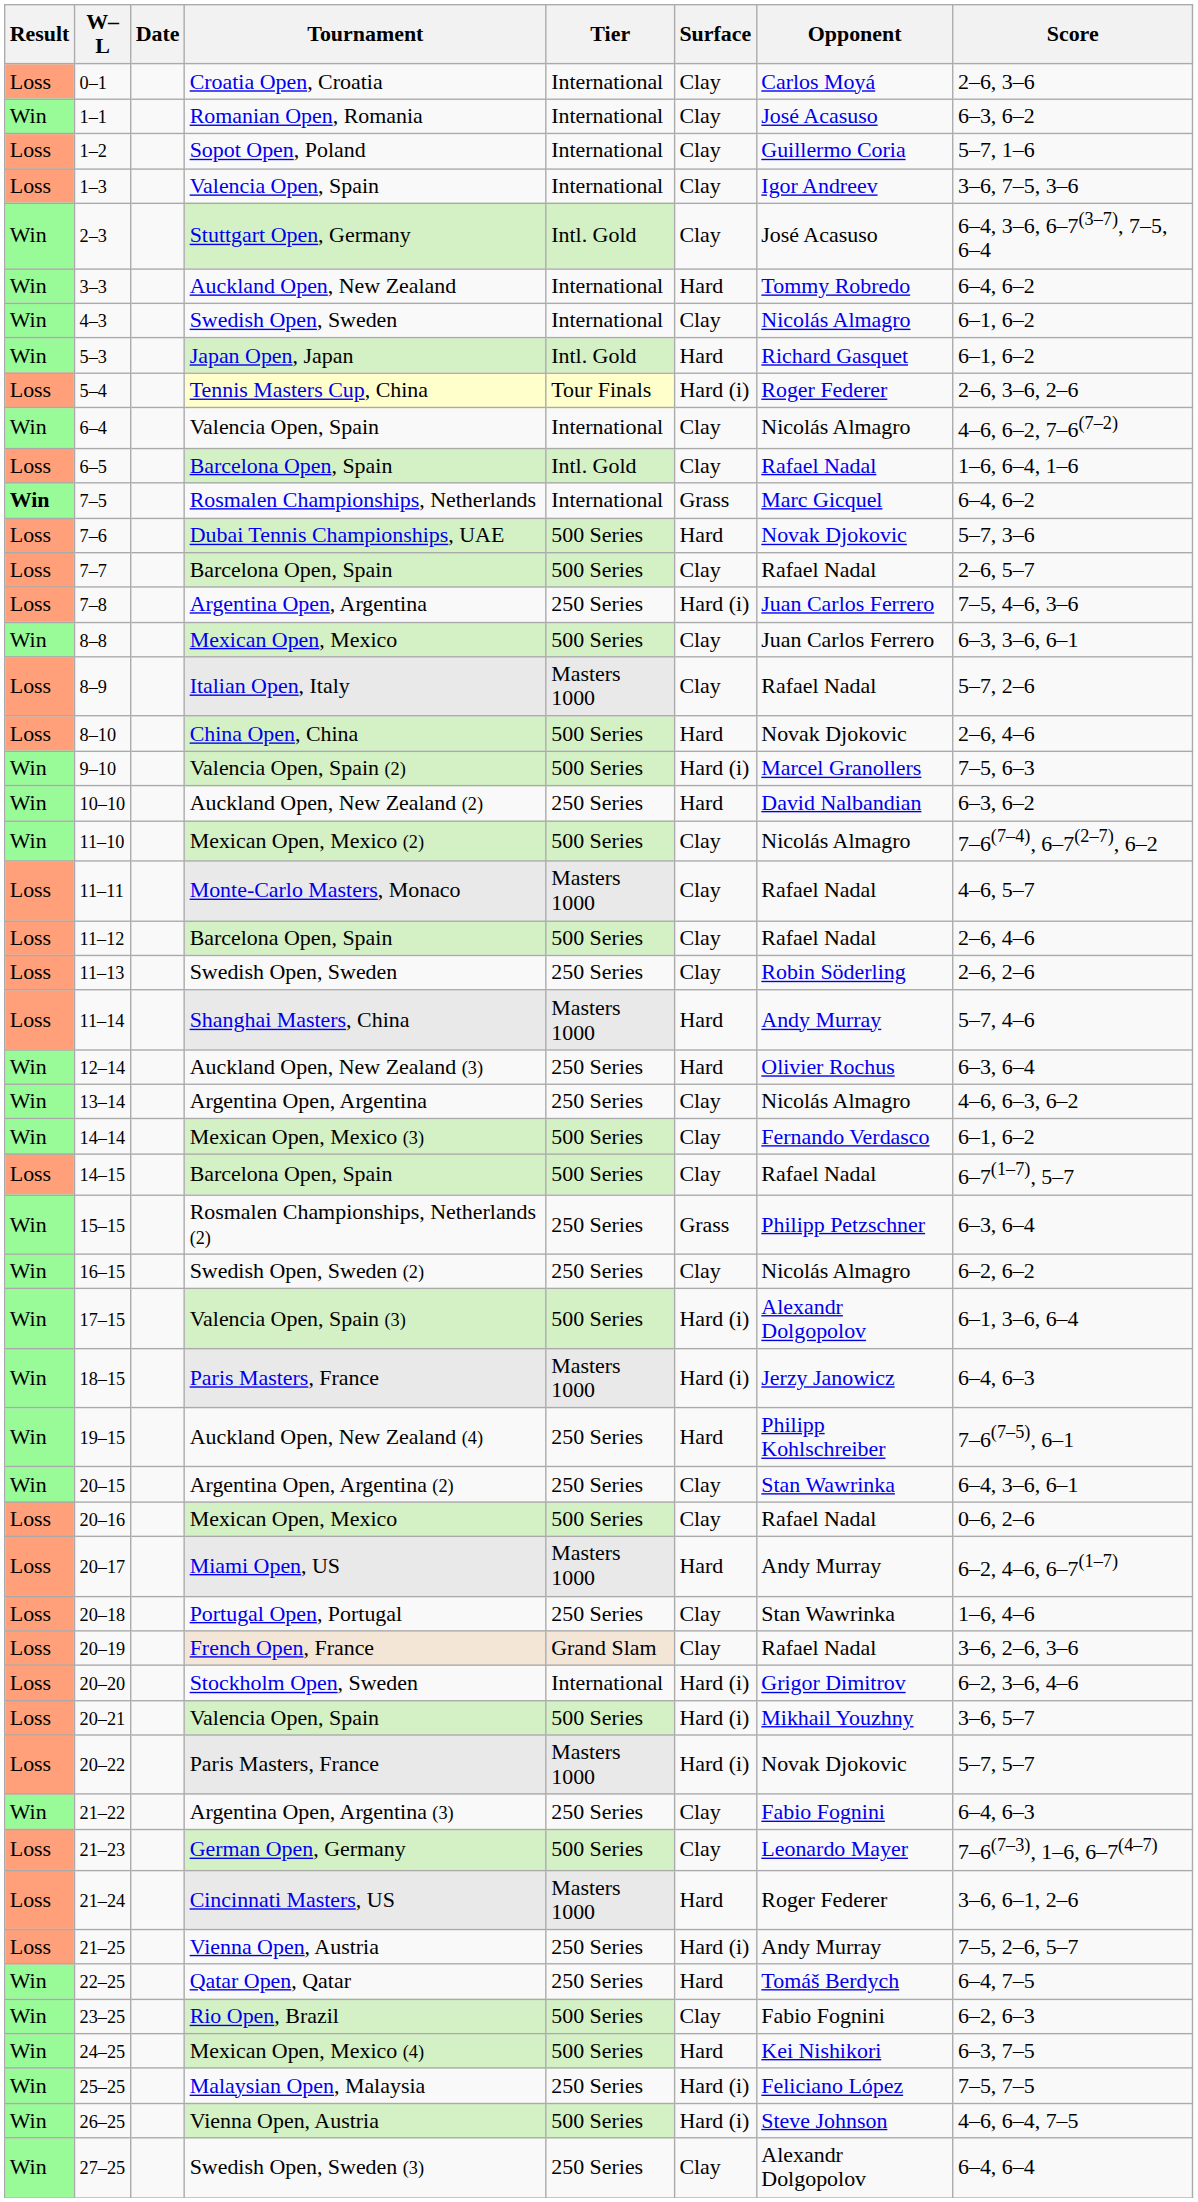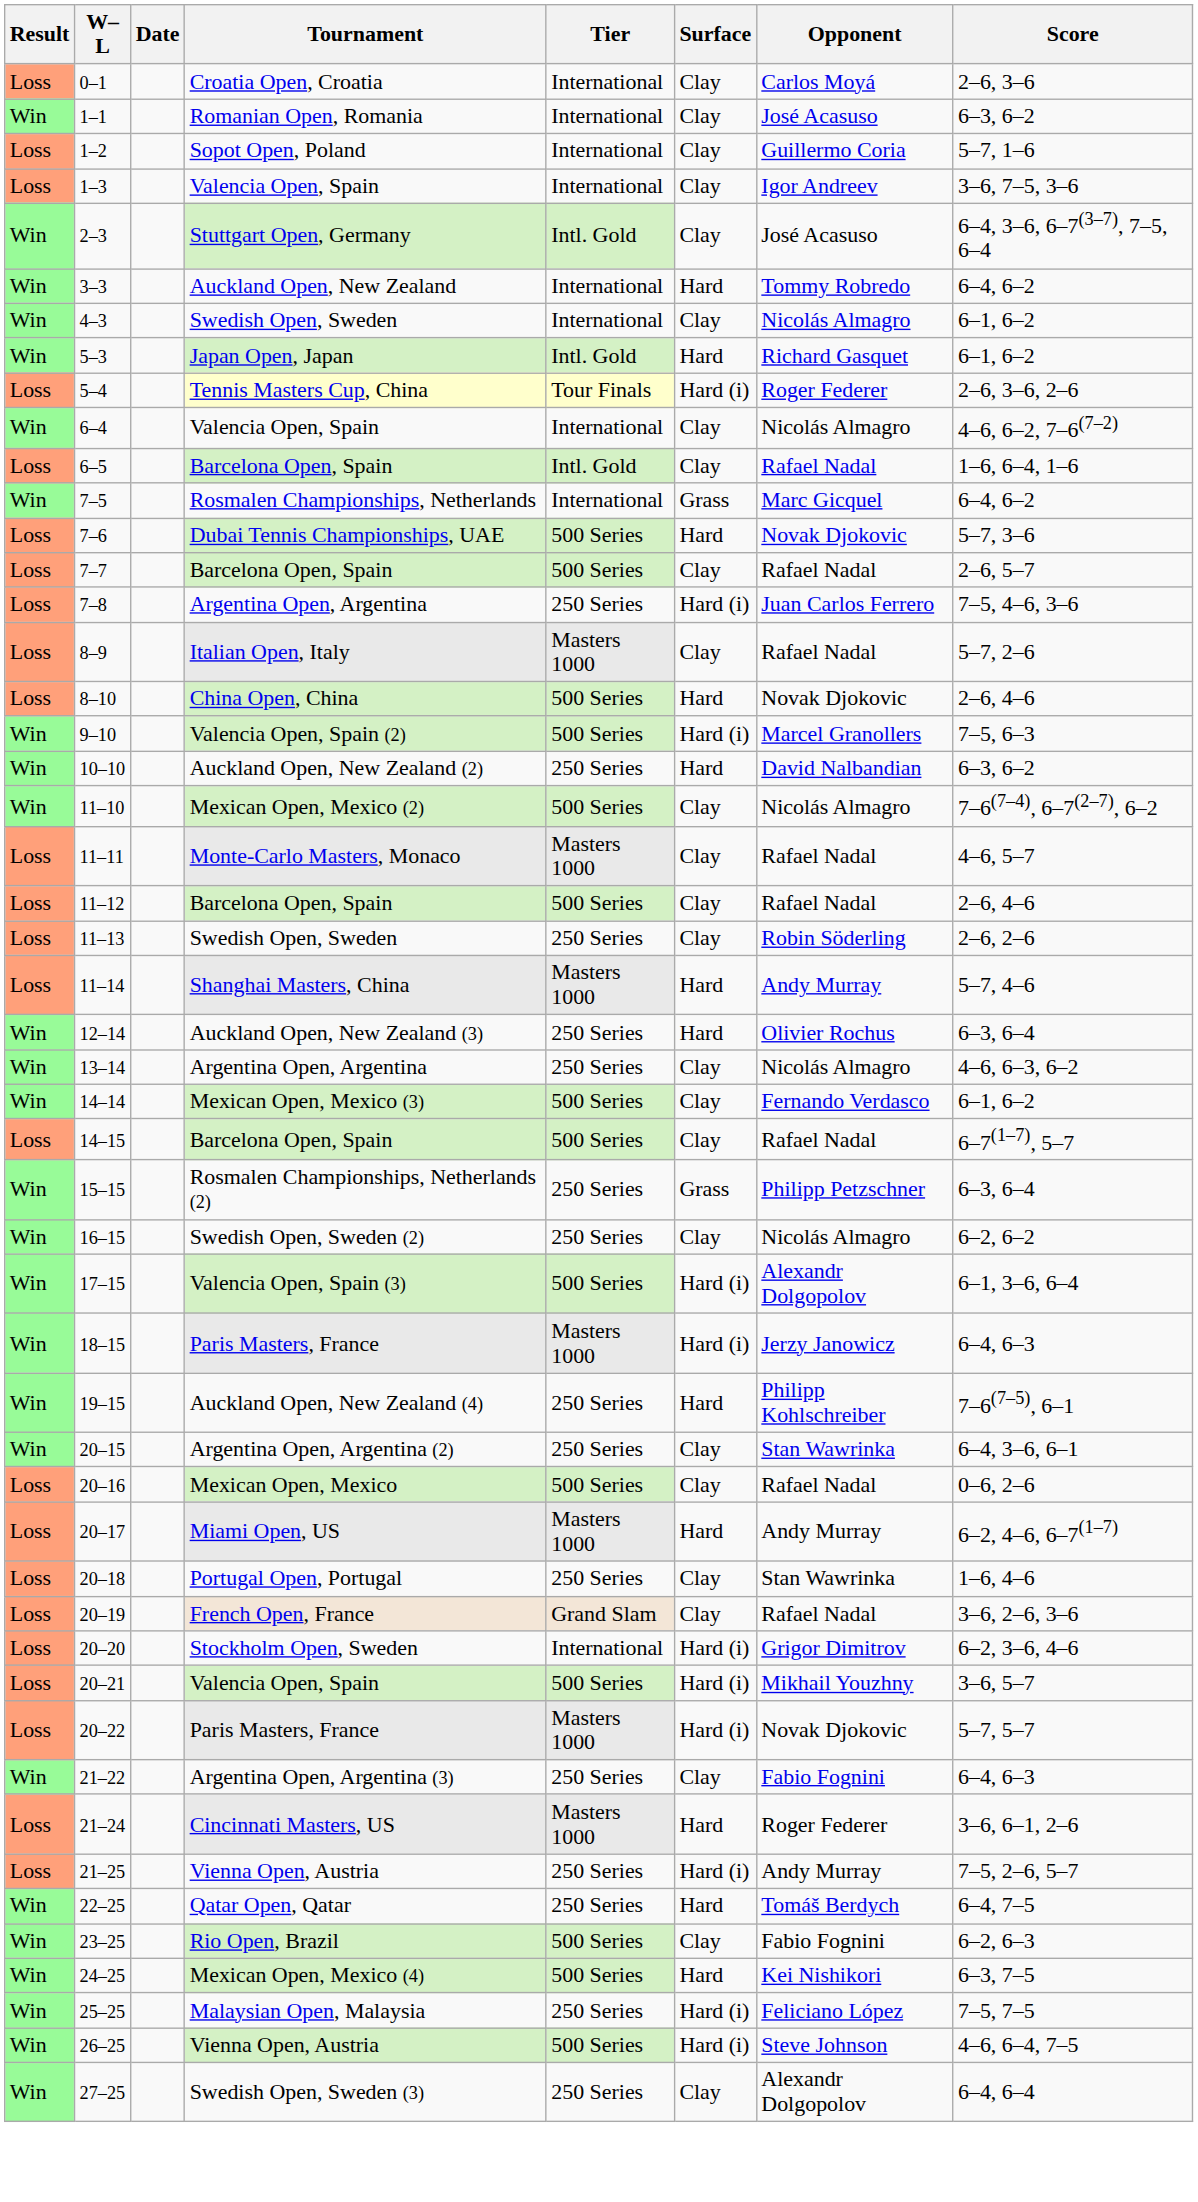(30, 500) bold -> (28, 500) normal
- row: (93, 640)
- row: (102, 1850)
